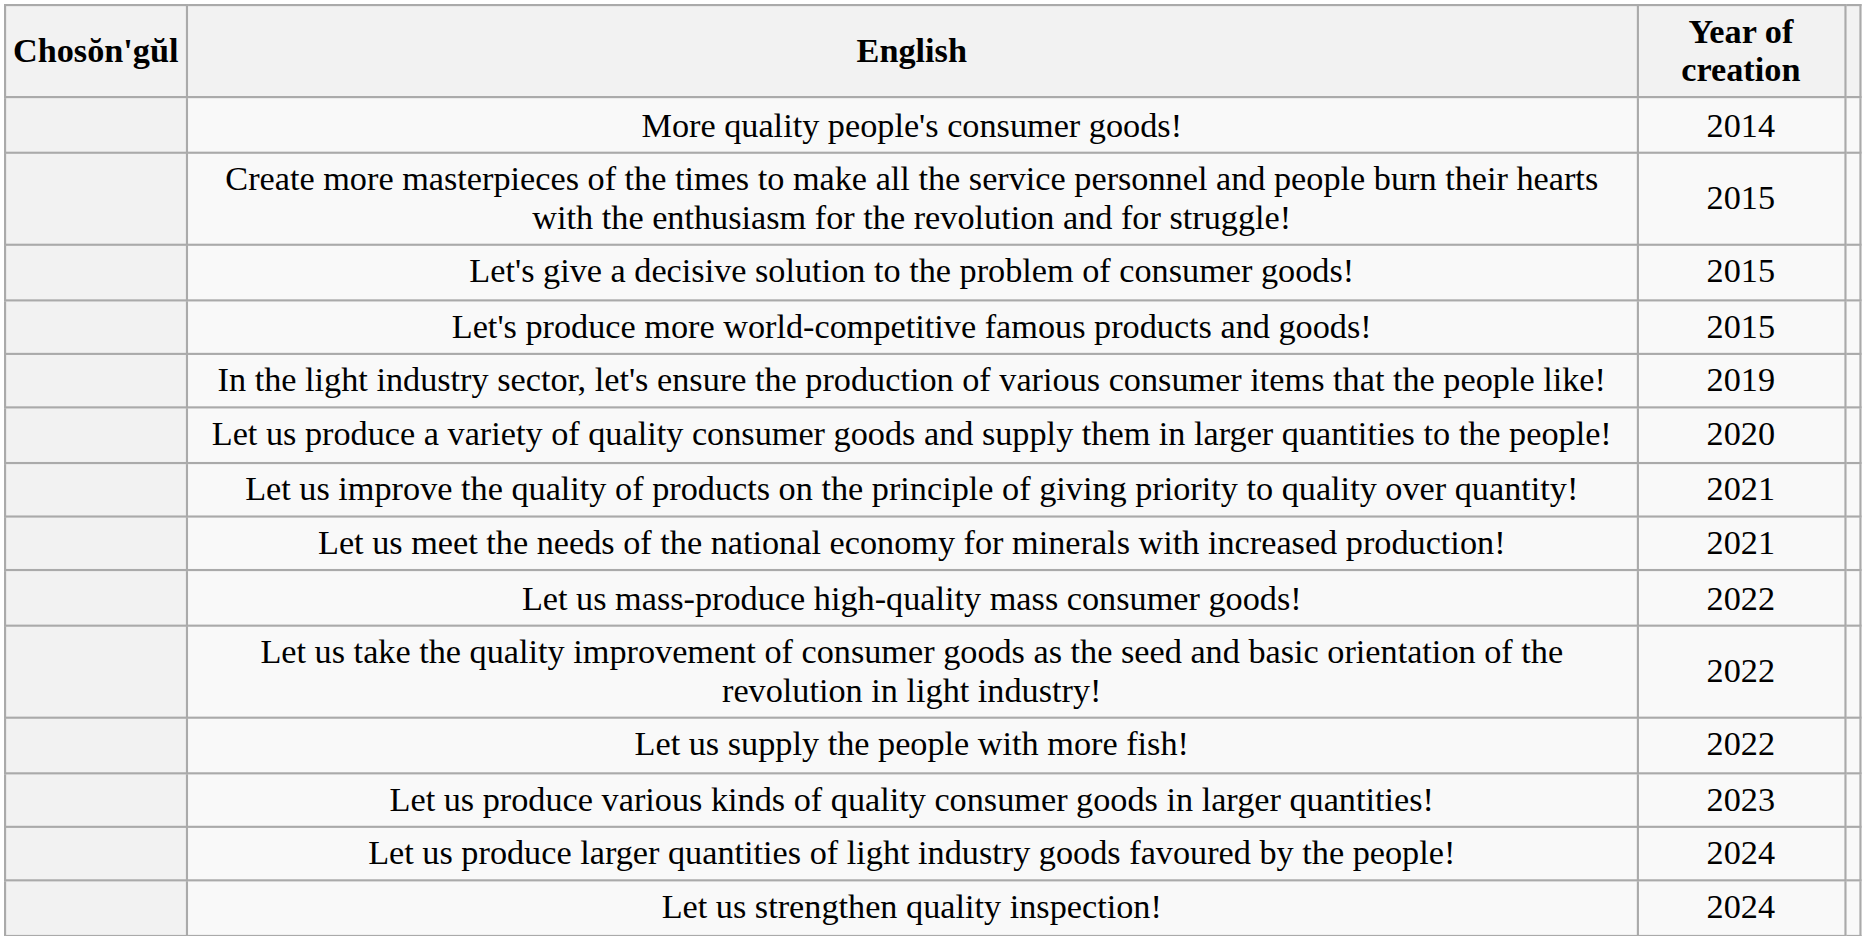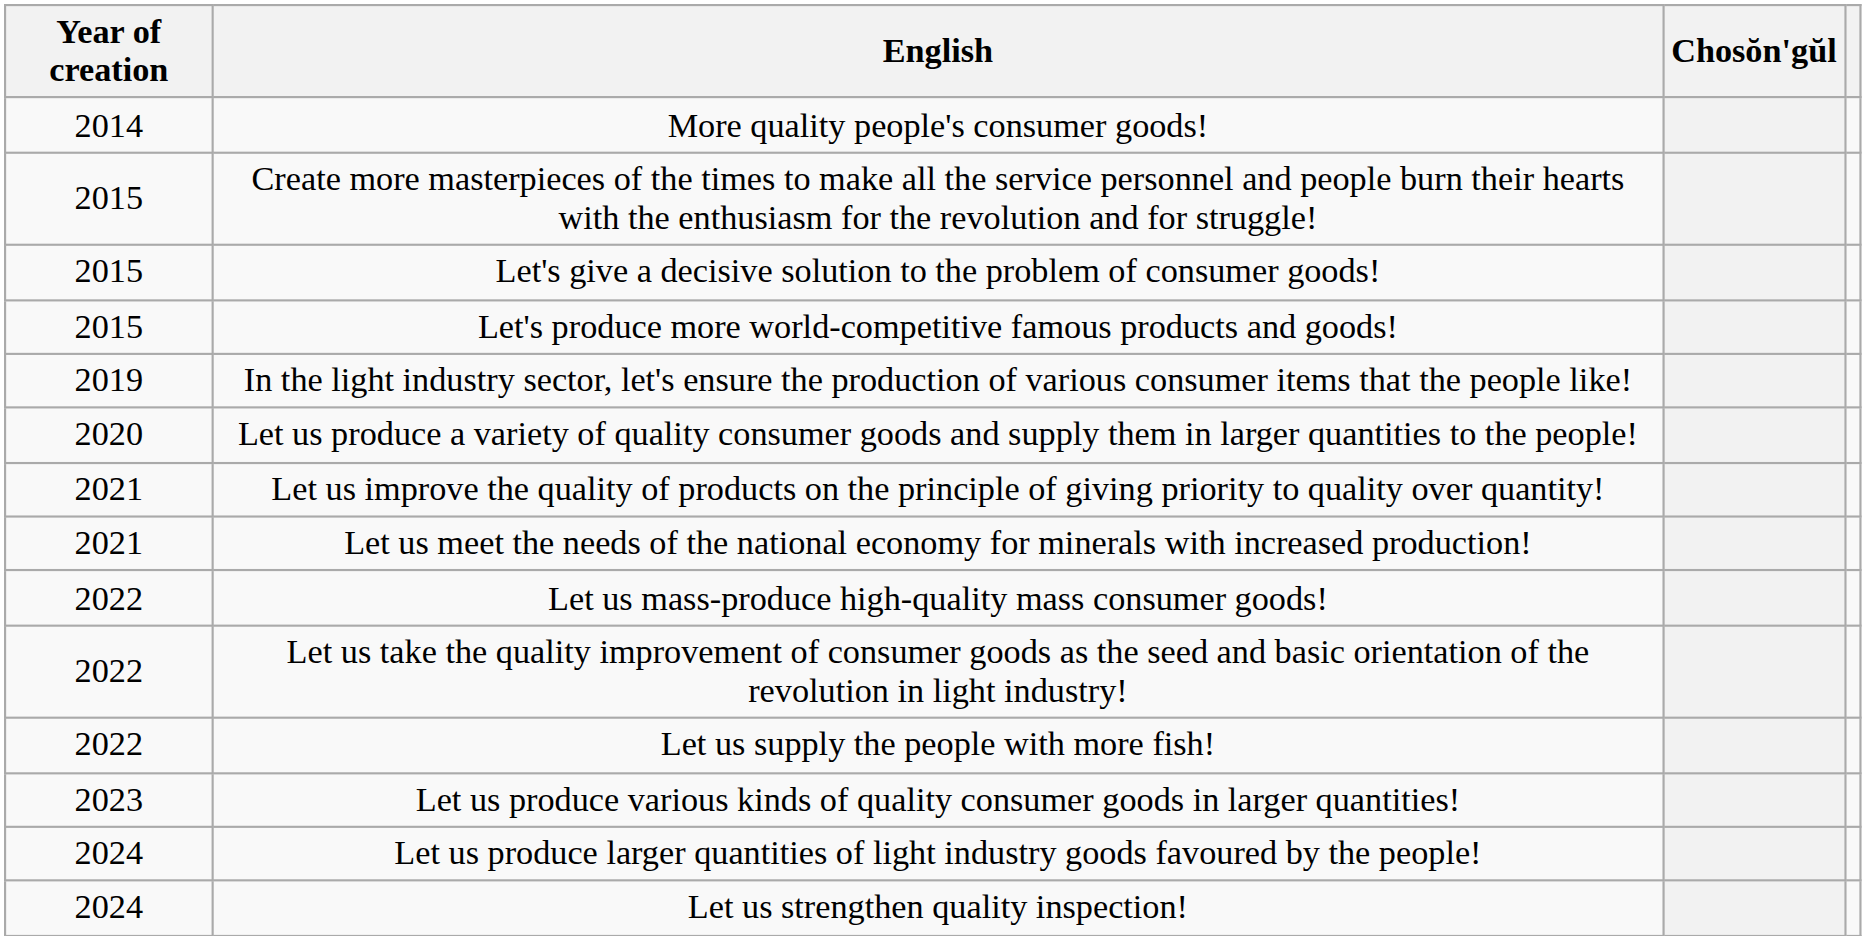columns swapped: (96, 50) <-> (1741, 50)
